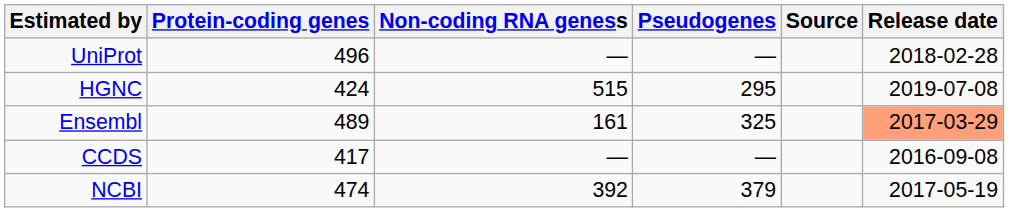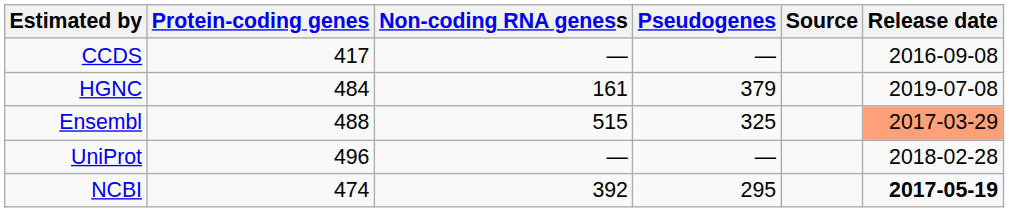rows swapped: (112, 156) <-> (107, 55)
(352, 88) 424 -> (352, 88) 484
(610, 88) 515 -> (610, 88) 161
(758, 88) 295 -> (758, 88) 379
(352, 122) 489 -> (352, 122) 488
(610, 122) 161 -> (610, 122) 515
(758, 190) 379 -> (758, 190) 295
(944, 190) normal -> (944, 190) bold
